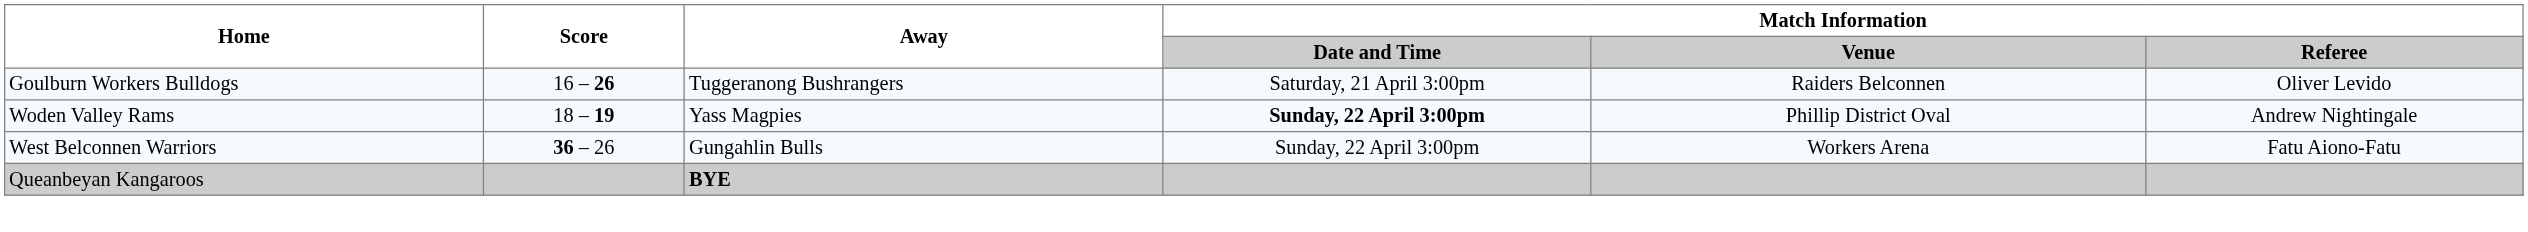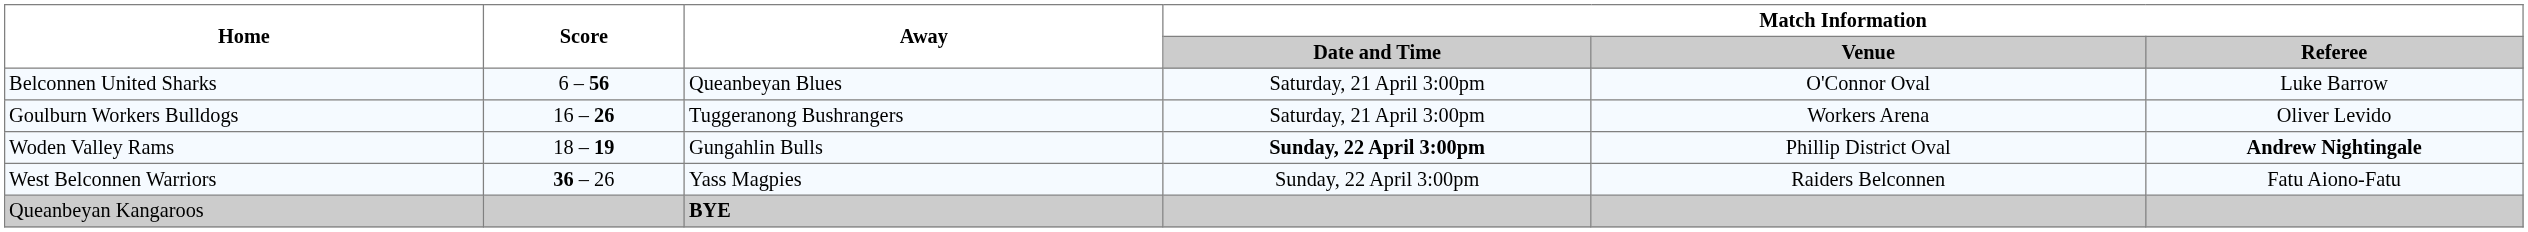+ row: (113, 83)
(1868, 83) Raiders Belconnen -> (1868, 115) Workers Arena
(745, 115) Yass Magpies -> (756, 147) Gungahlin Bulls
(2334, 115) normal -> (2334, 147) bold
(756, 147) Gungahlin Bulls -> (745, 179) Yass Magpies
(1868, 147) Workers Arena -> (1868, 179) Raiders Belconnen
